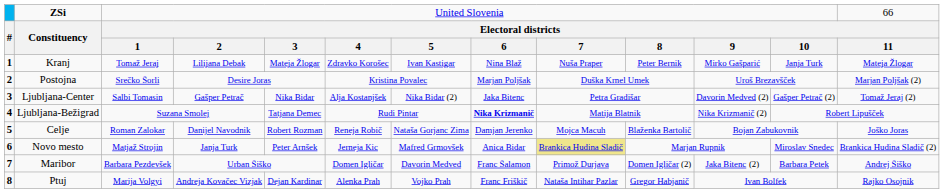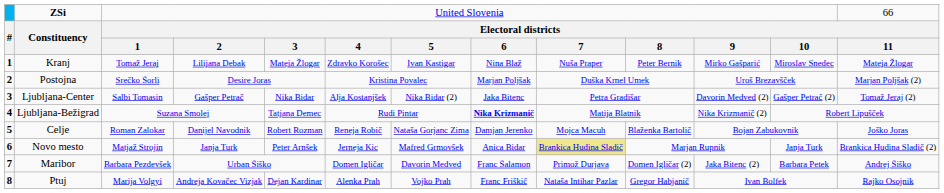(804, 63) Janja Turk -> (804, 63) Miroslav Snedec
(804, 146) Miroslav Snedec -> (804, 146) Janja Turk
